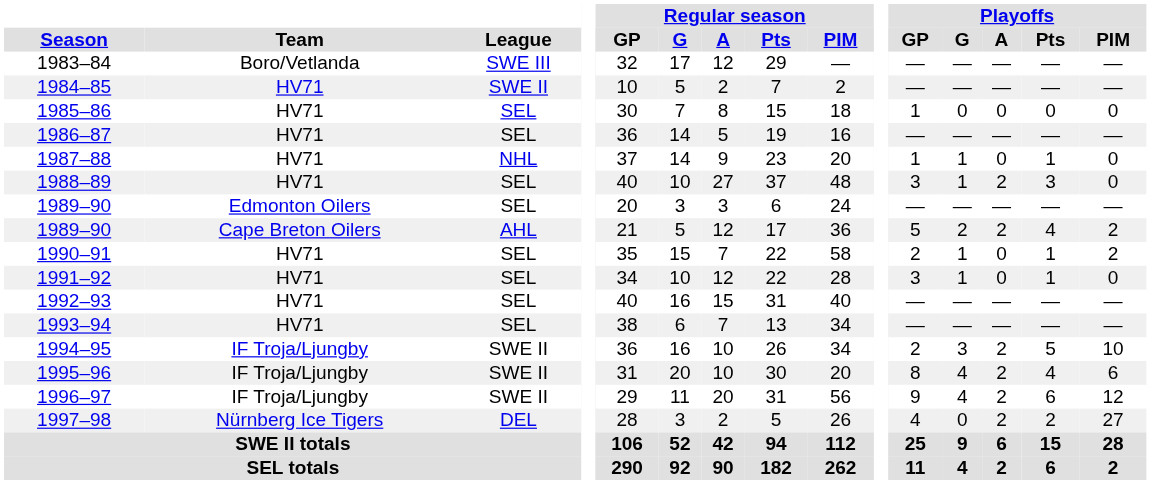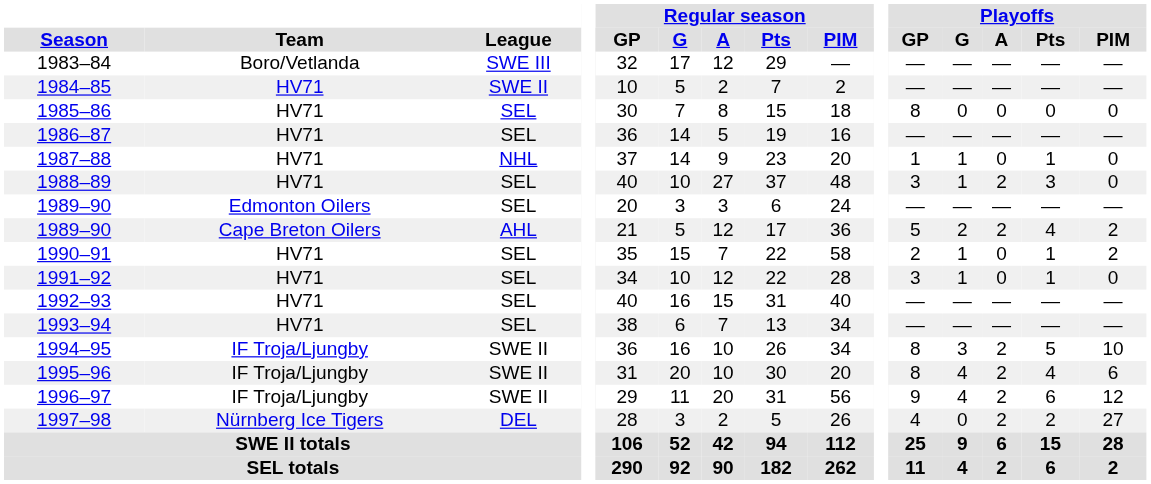(915, 111) 1 -> (915, 111) 8
(915, 349) 2 -> (915, 349) 8
